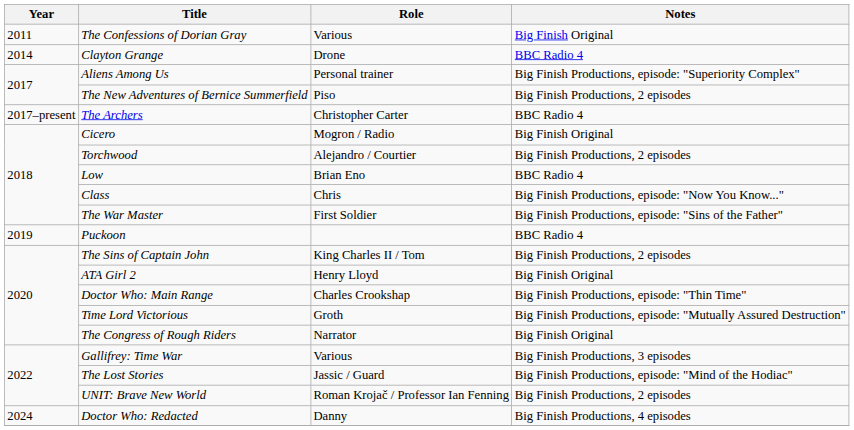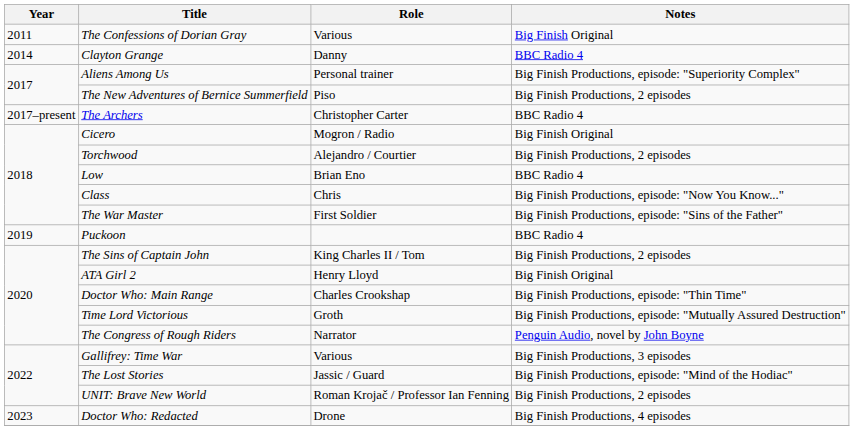(329, 54) Drone -> (330, 54) Danny
(564, 335) Big Finish Original -> (609, 335) Penguin Audio, novel by John Boyne
(20, 415) 2024 -> (20, 415) 2023
(330, 415) Danny -> (329, 415) Drone
